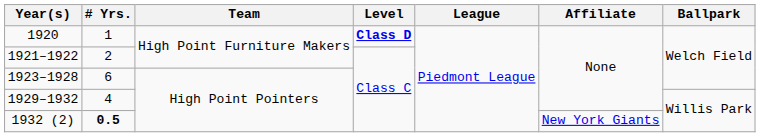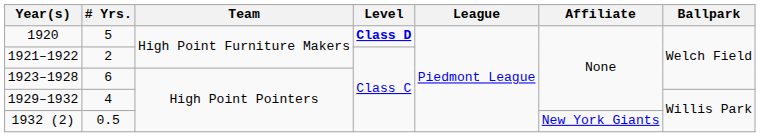(108, 37) 1 -> (108, 37) 5
(108, 121) bold -> (108, 121) normal
